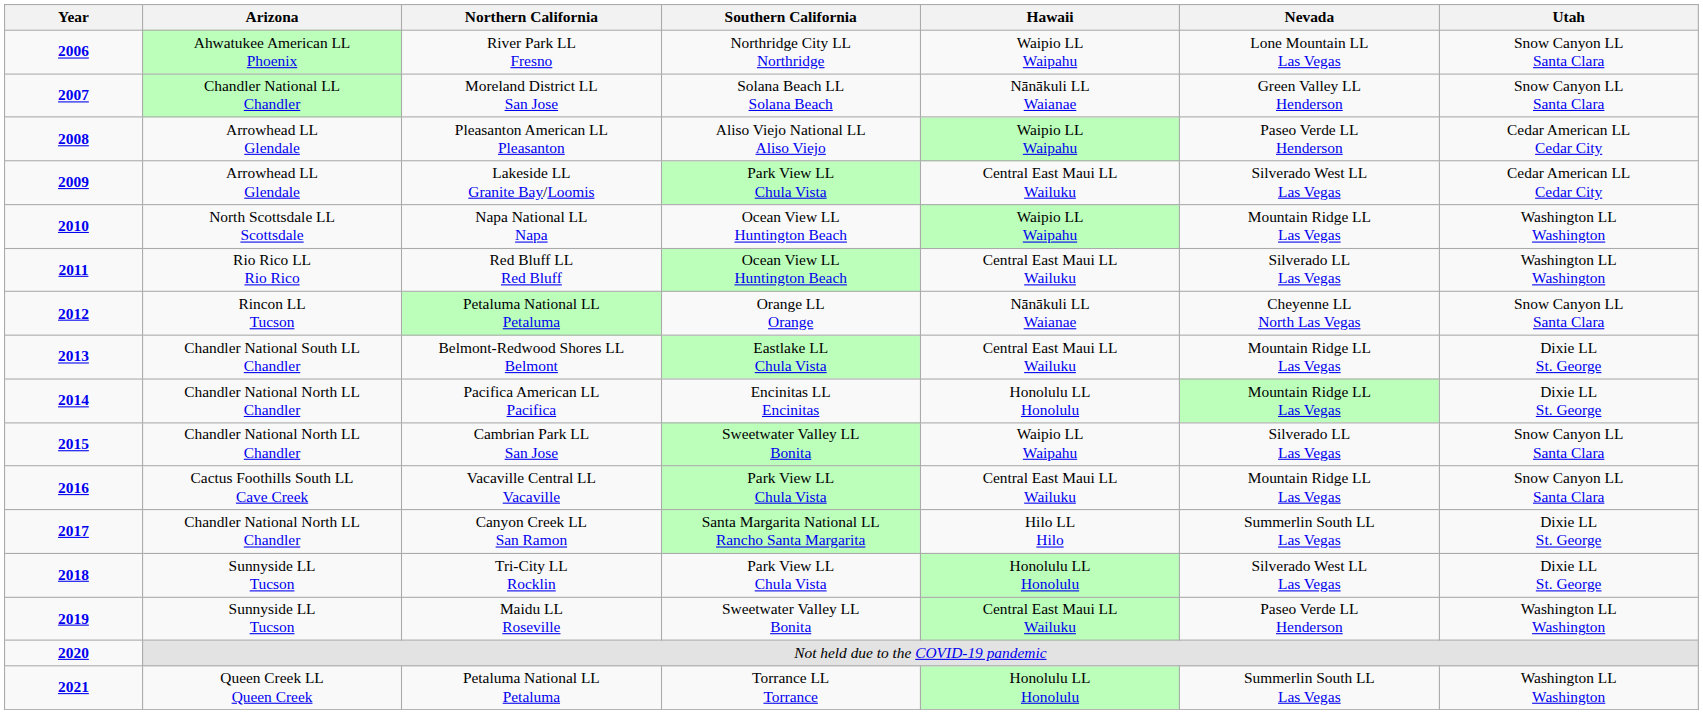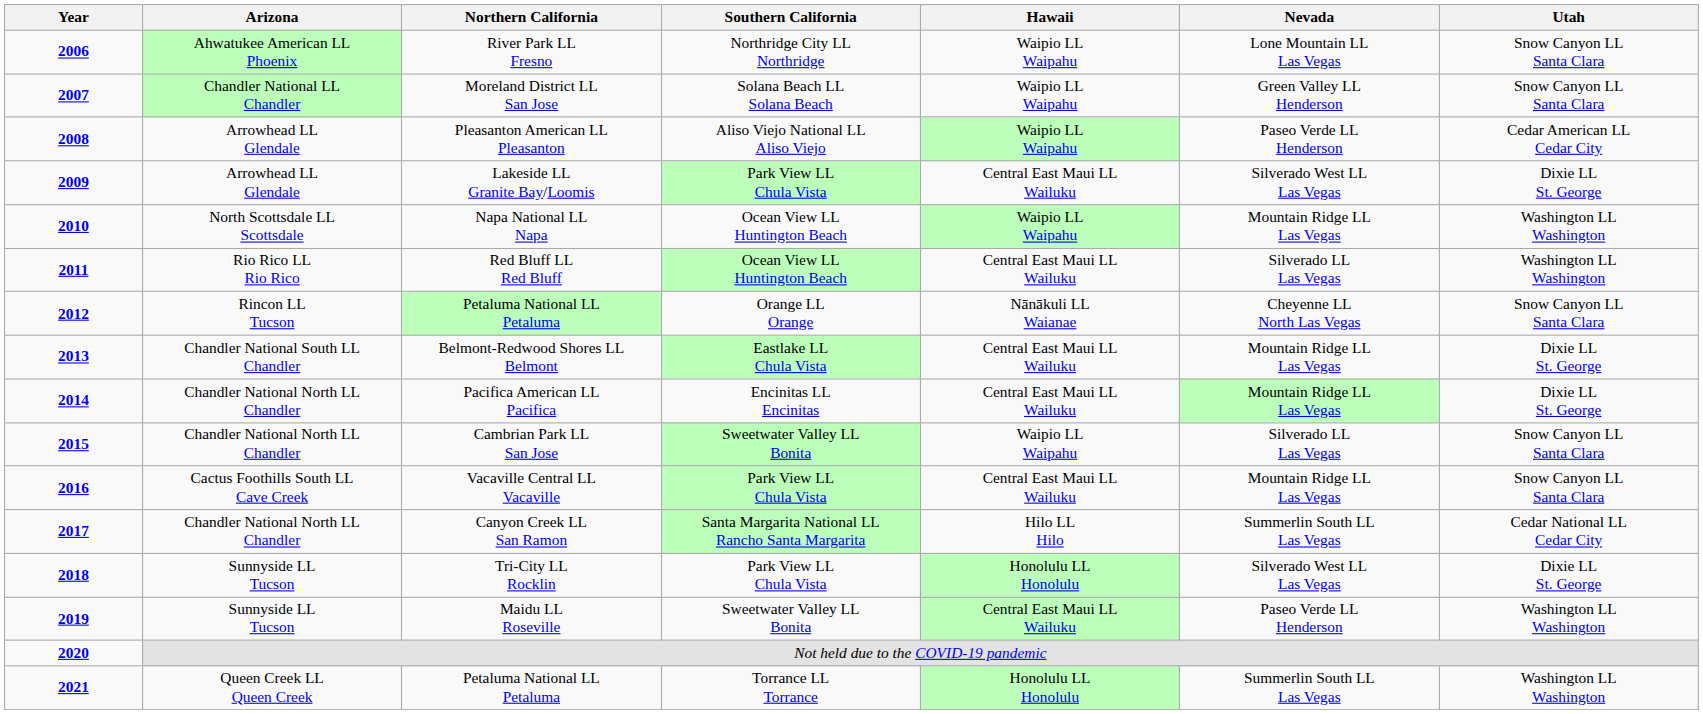(1050, 95) Nānākuli LL Waianae -> (1050, 95) Waipio LL Waipahu
(1569, 182) Cedar American LL Cedar City -> (1569, 182) Dixie LL St. George
(1050, 400) Honolulu LL Honolulu -> (1050, 400) Central East Maui LL Wailuku
(1569, 531) Dixie LL St. George -> (1569, 531) Cedar National LL Cedar City
